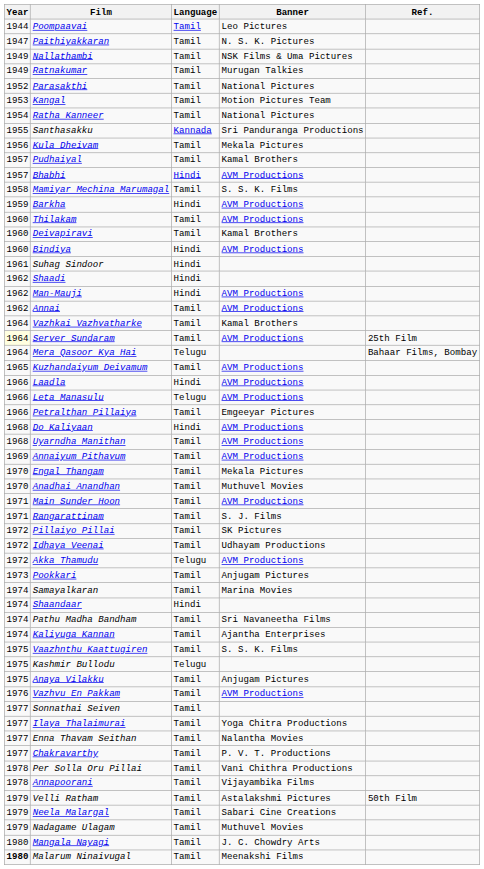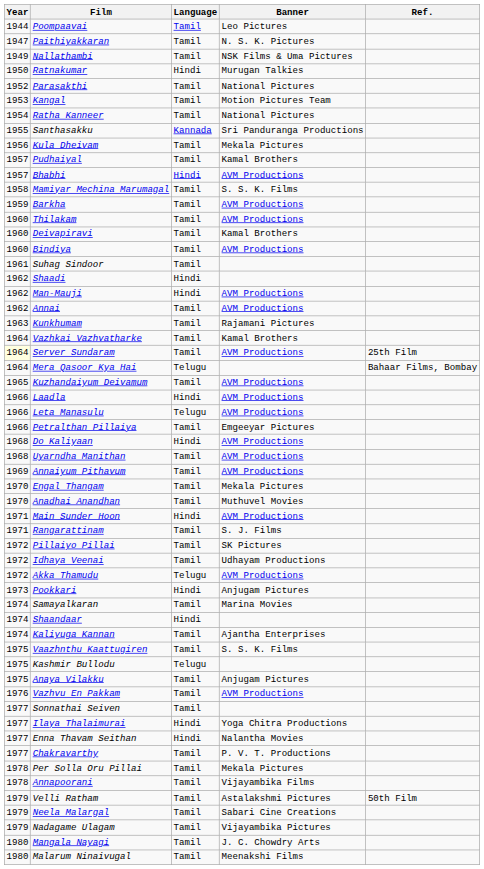(17, 71) 1949 -> (17, 71) 1950
(187, 71) Tamil -> (187, 71) Hindi
(187, 205) Hindi -> (187, 205) Tamil
(187, 249) Hindi -> (187, 249) Tamil
(187, 264) Hindi -> (187, 264) Tamil
+ row: (57, 323)
(187, 501) Tamil -> (187, 516) Hindi
(187, 575) Tamil -> (187, 590) Hindi
- row: (85, 620)
(187, 724) Tamil -> (187, 724) Hindi
(187, 738) Tamil -> (187, 738) Hindi
(287, 768) Vani Chithra Productions -> (263, 768) Mekala Pictures
(263, 827) Muthuvel Movies -> (276, 827) Vijayambika Pictures
(17, 857) bold -> (17, 857) normal
